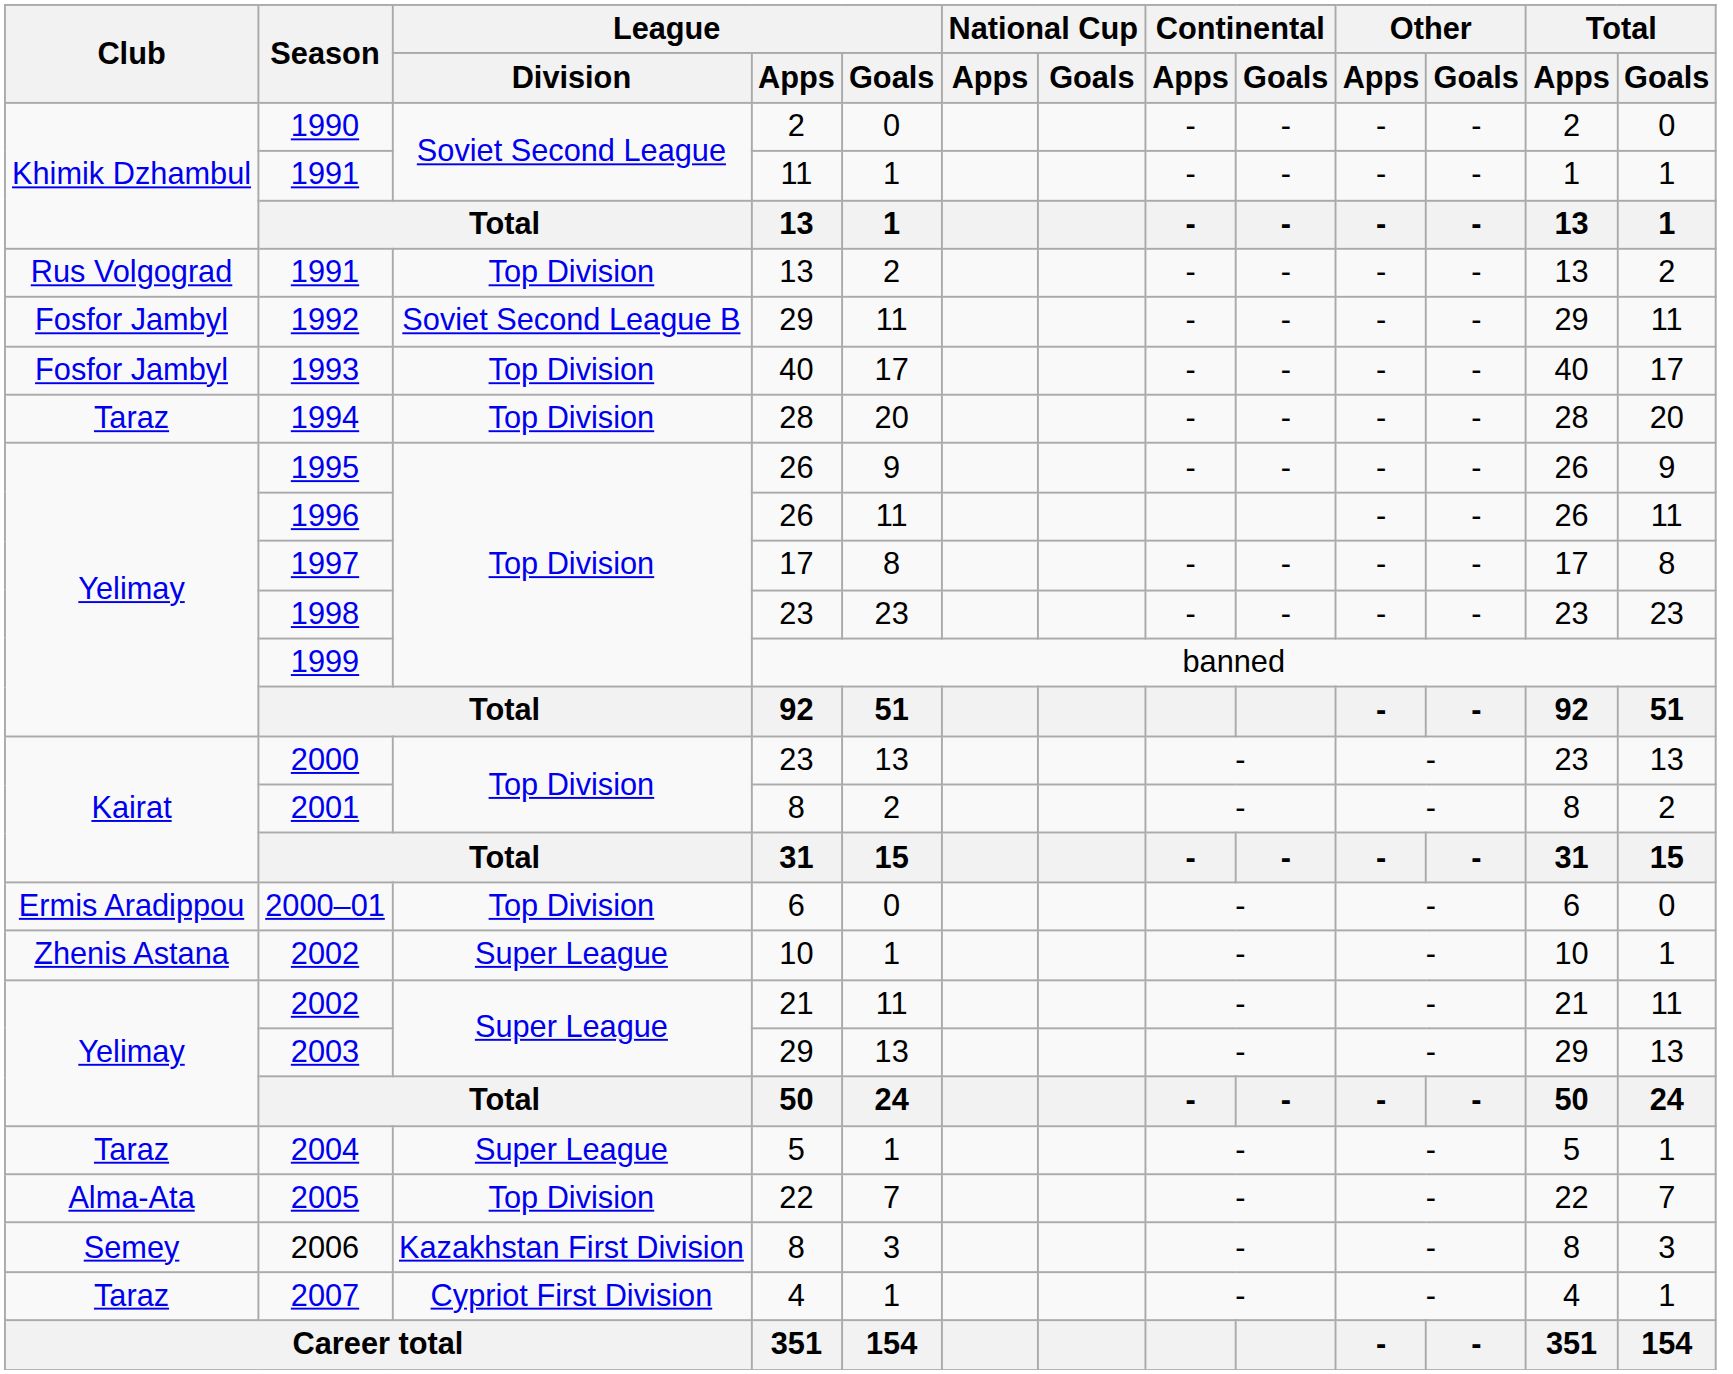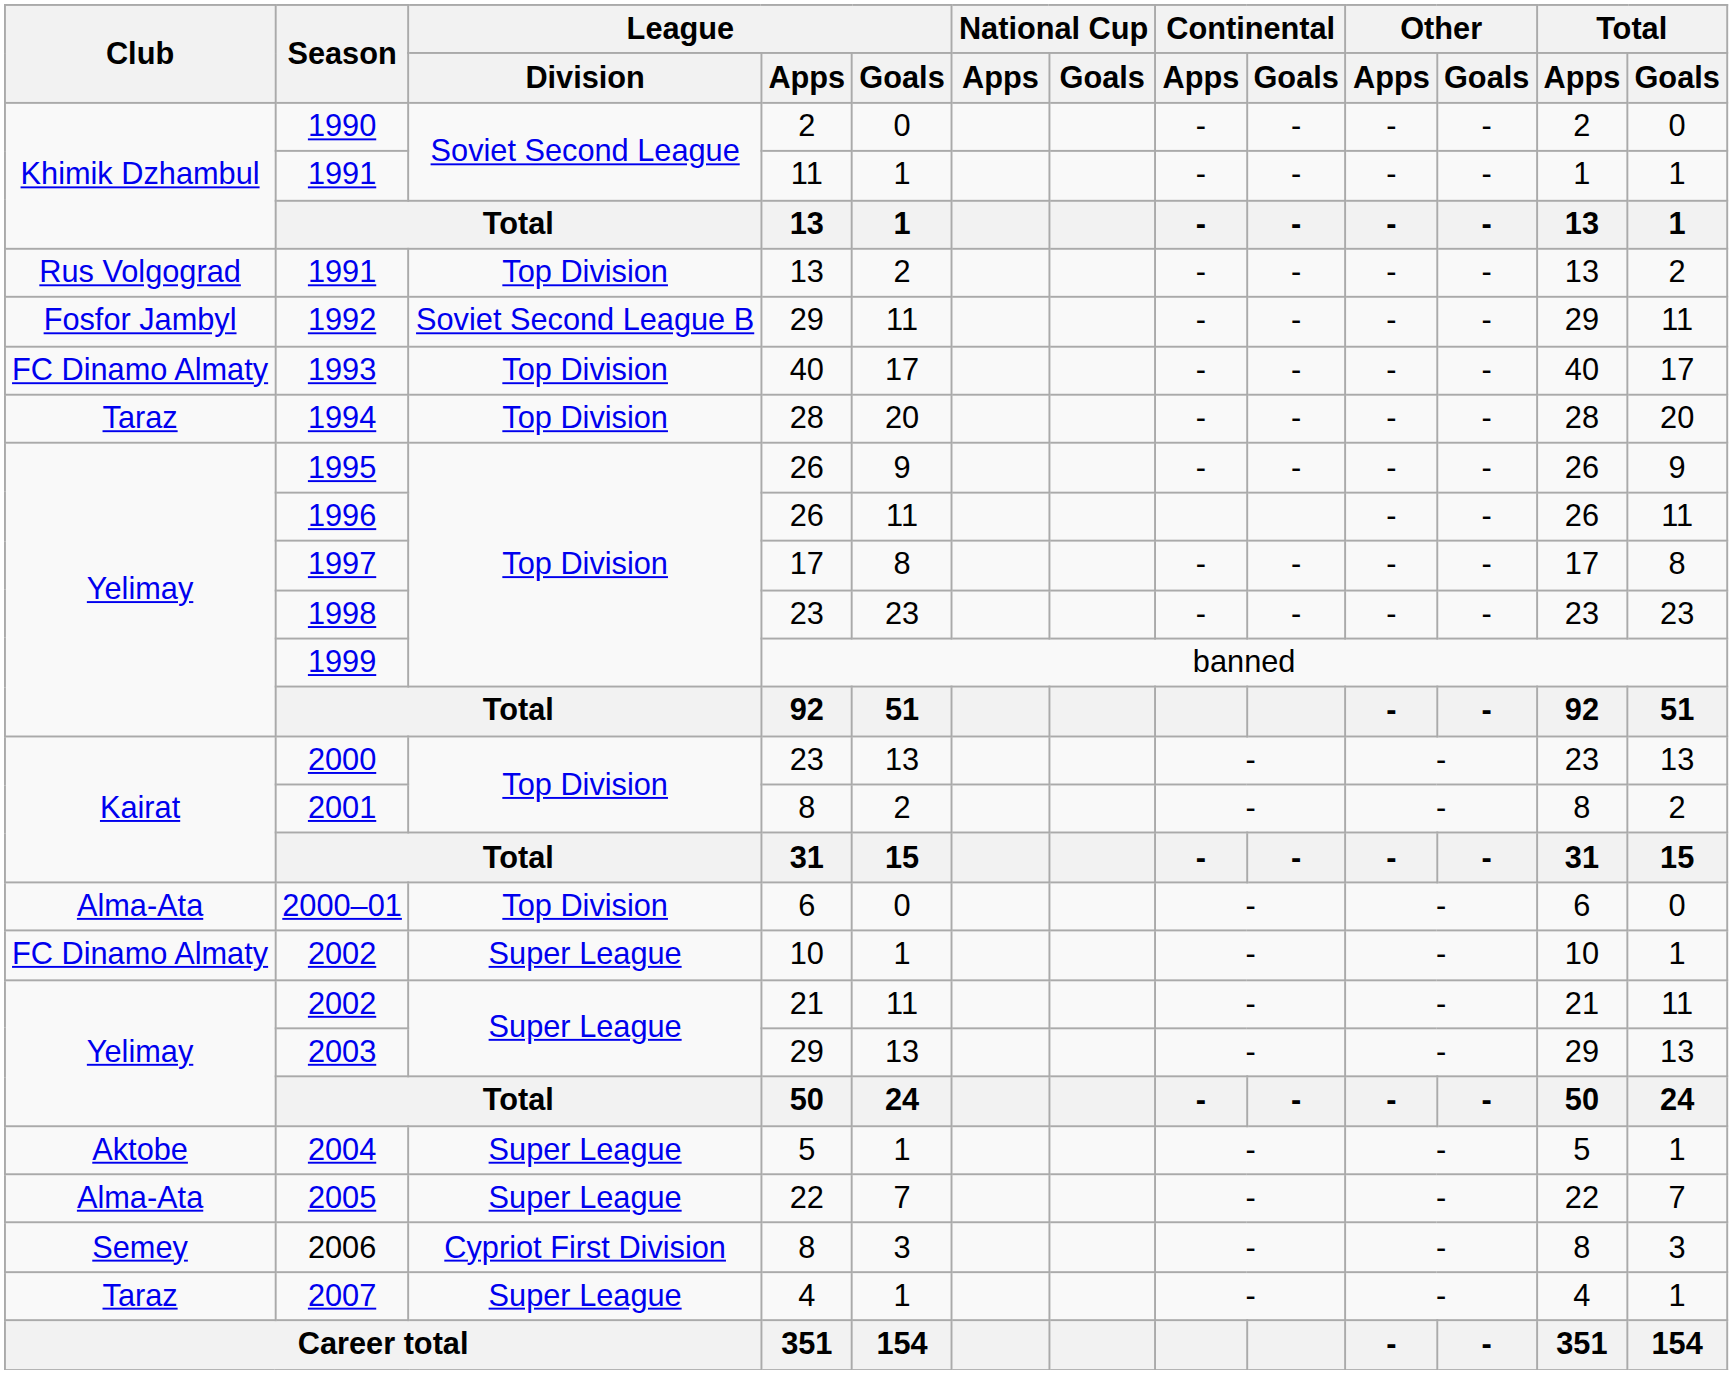(132, 369) Fosfor Jambyl -> (140, 369) FC Dinamo Almaty
(132, 905) Ermis Aradippou -> (140, 905) Alma-Ata
(132, 954) Zhenis Astana -> (140, 954) FC Dinamo Almaty
(132, 1149) Taraz -> (140, 1149) Aktobe
(571, 1198) Top Division -> (585, 1198) Super League
(571, 1246) Kazakhstan First Division -> (585, 1246) Cypriot First Division
(571, 1295) Cypriot First Division -> (585, 1295) Super League
